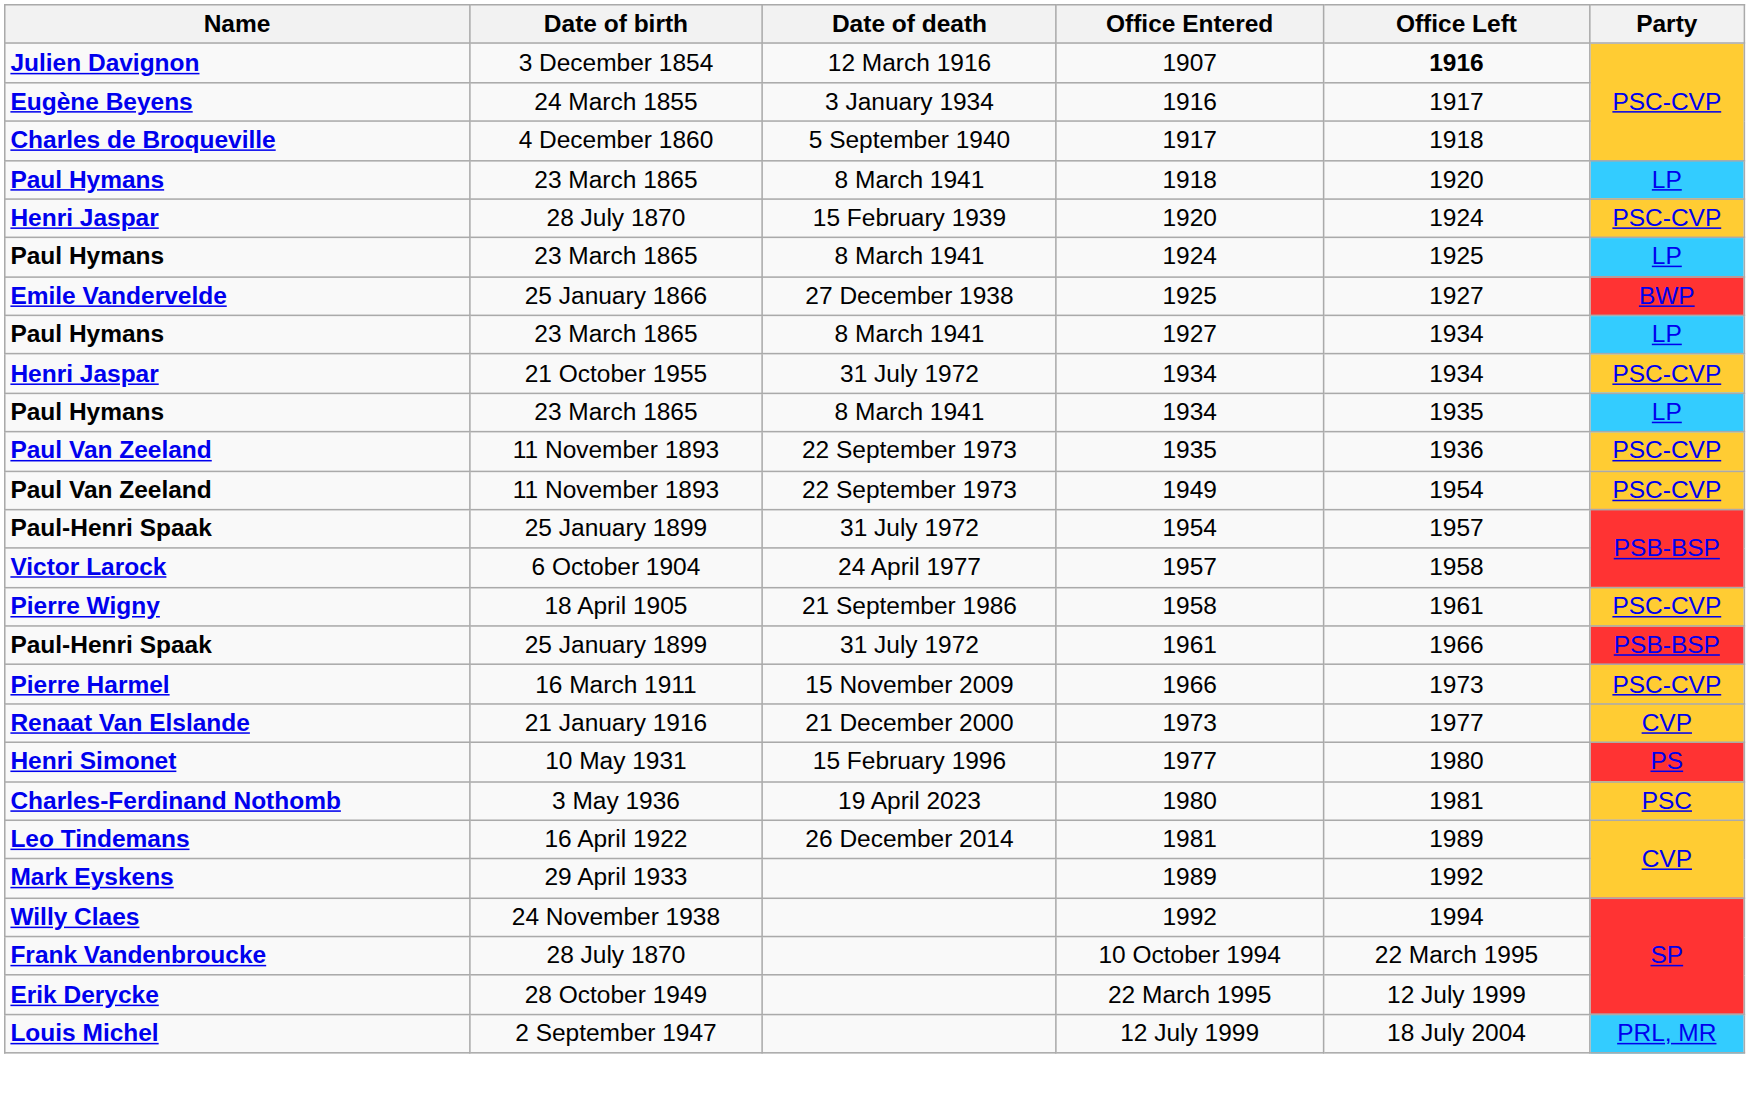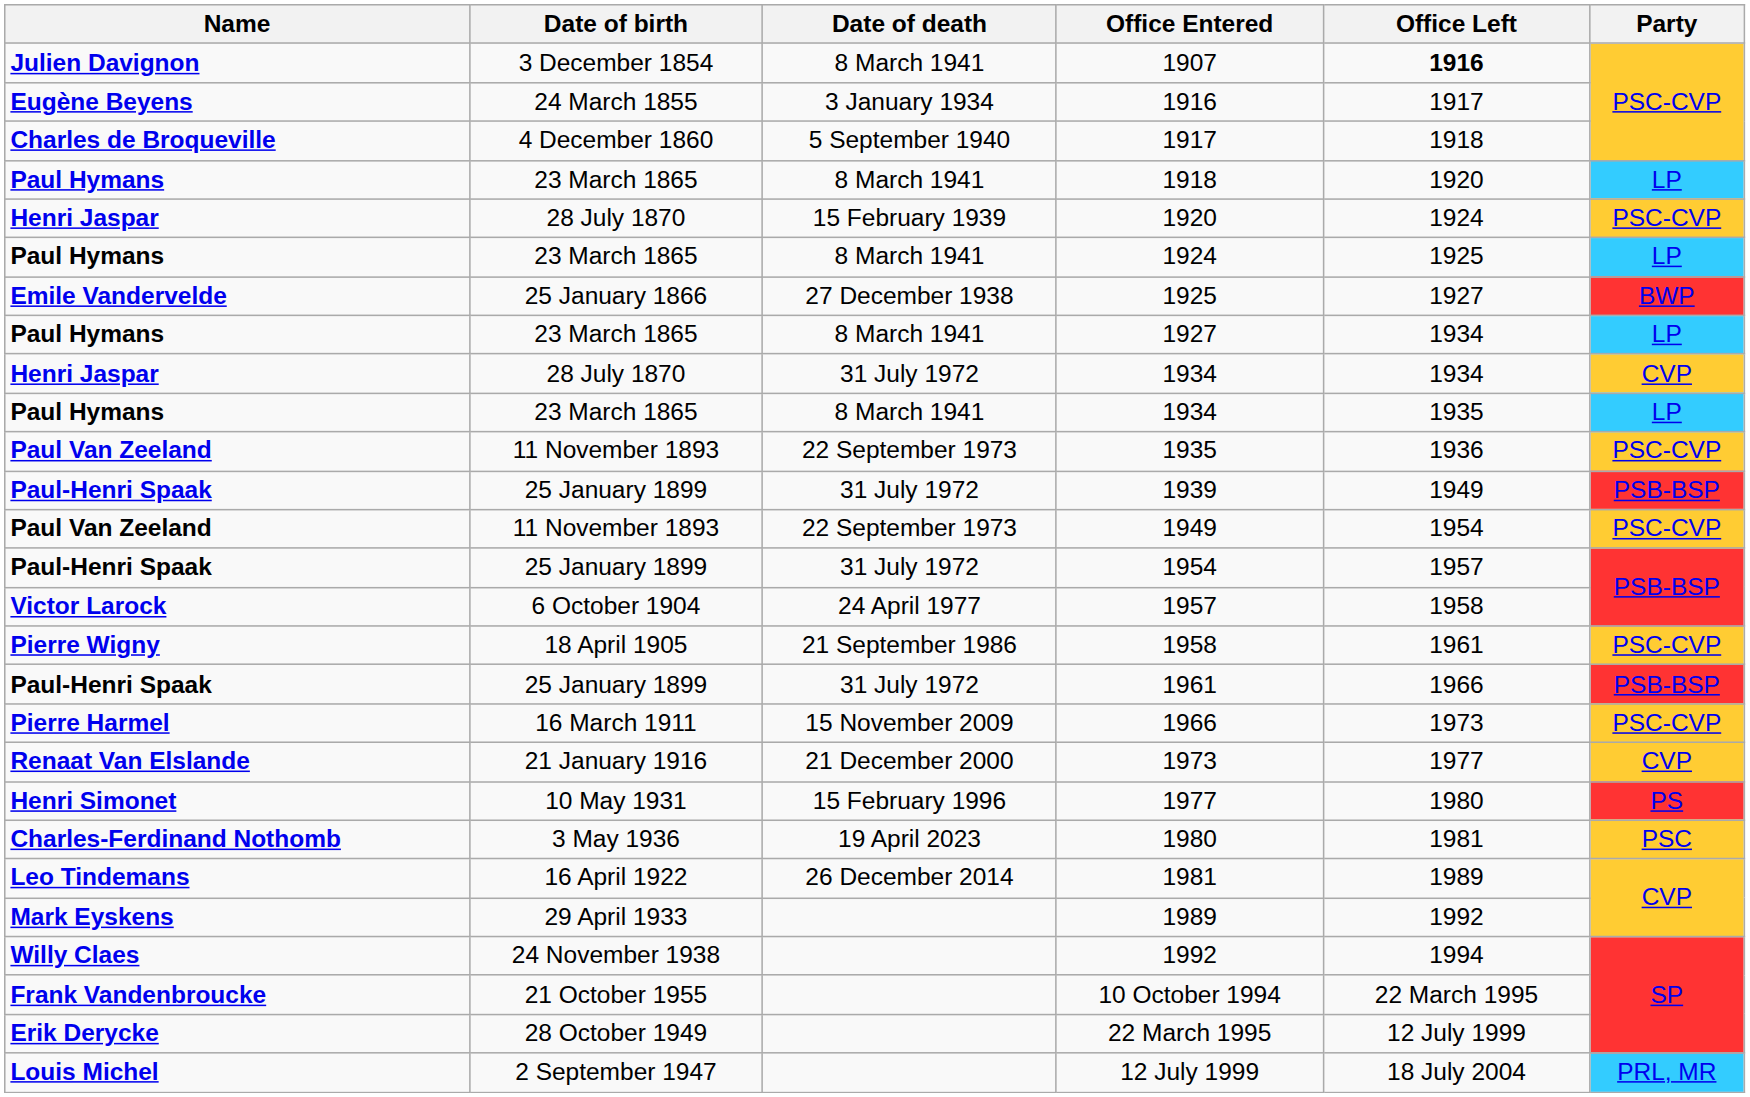(909, 62) 12 March 1916 -> (909, 62) 8 March 1941
(616, 373) 21 October 1955 -> (616, 373) 28 July 1870
(1667, 373) PSC-CVP -> (1667, 373) CVP
+ row: (111, 489)
(616, 955) 28 July 1870 -> (616, 994) 21 October 1955
